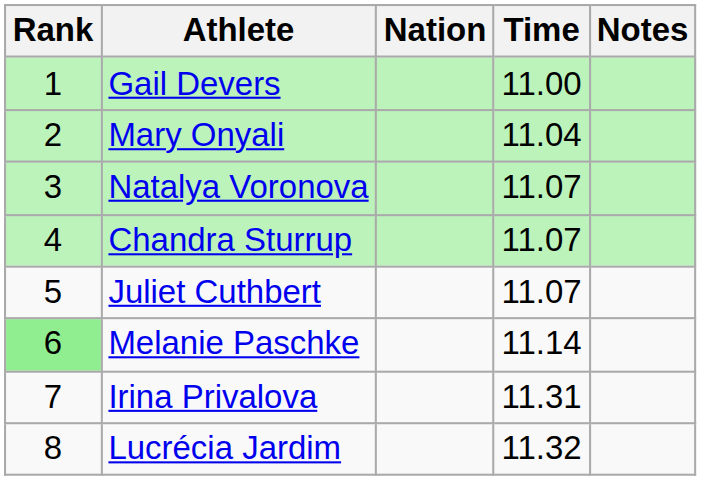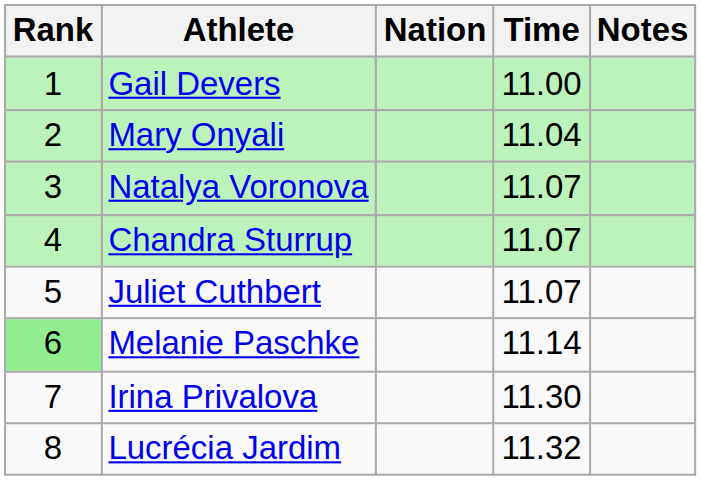(542, 396) 11.31 -> (542, 396) 11.30
